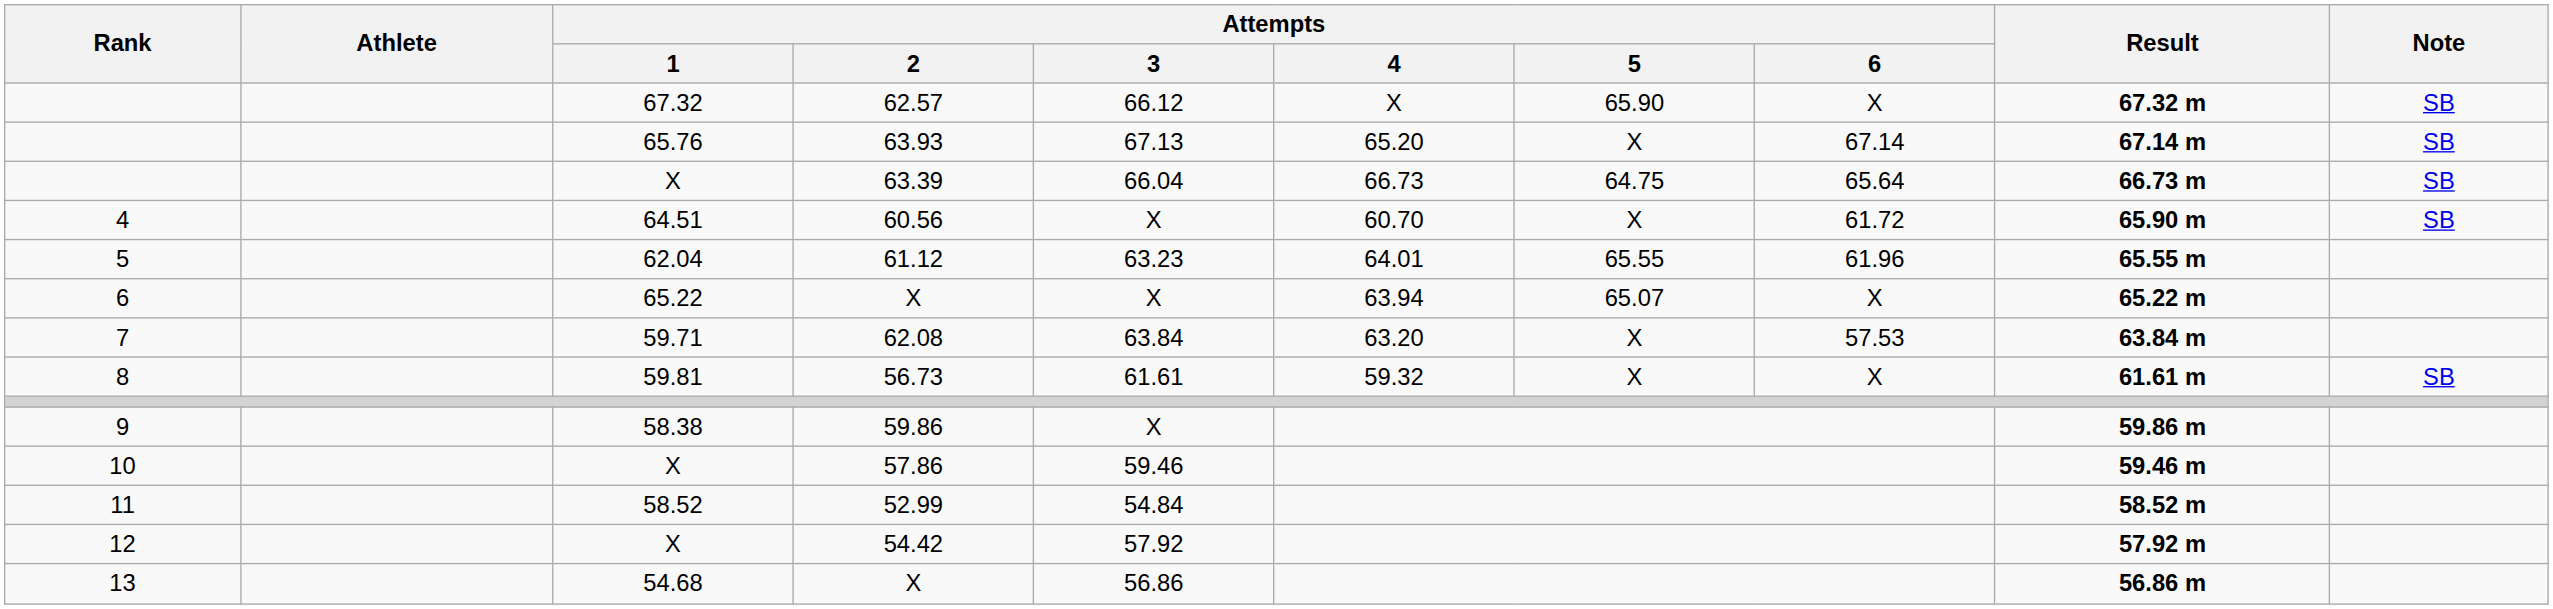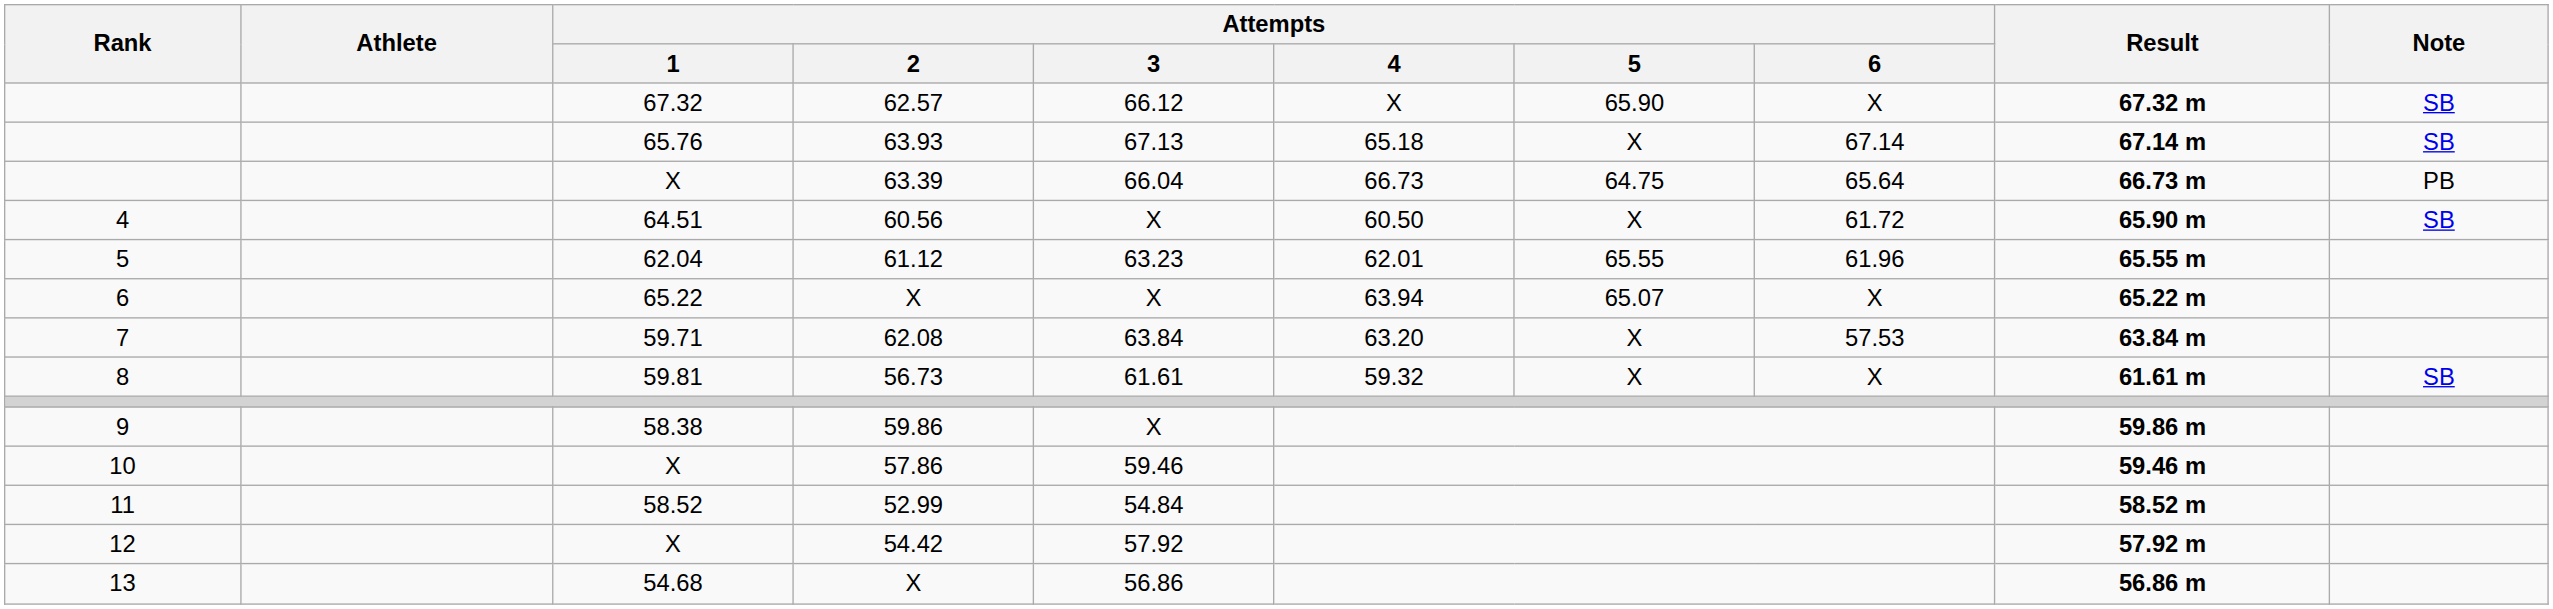(1394, 141) 65.20 -> (1394, 141) 65.18
(2439, 180) SB -> (2439, 180) PB
(1394, 219) 60.70 -> (1394, 219) 60.50
(1394, 258) 64.01 -> (1394, 258) 62.01
